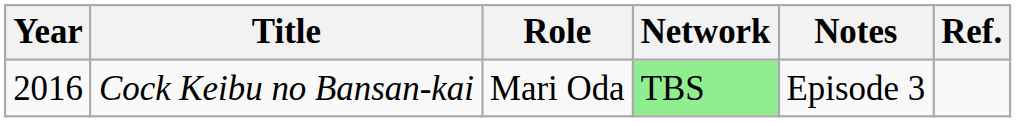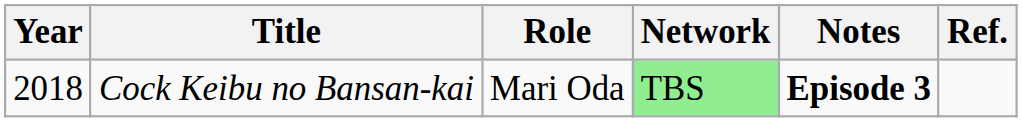(48, 87) 2016 -> (48, 87) 2018
(856, 87) normal -> (859, 87) bold
